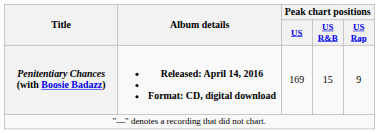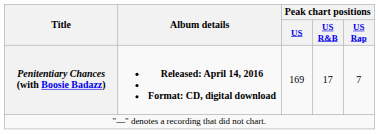(328, 80) 15 -> (328, 80) 17
(359, 80) 9 -> (359, 80) 7
